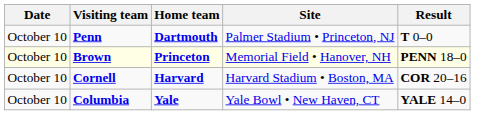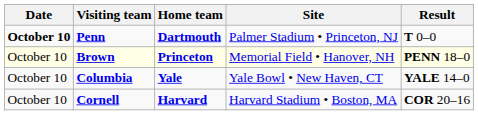(37, 36) normal -> (39, 36) bold
rows swapped: (94, 78) <-> (101, 99)
